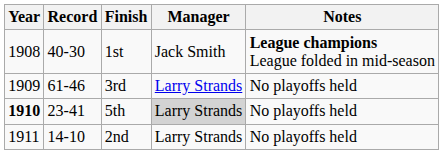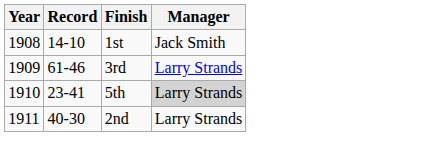- column: (342, 17)
(66, 51) 40-30 -> (66, 42) 14-10
(24, 111) bold -> (24, 93) normal
(66, 136) 14-10 -> (66, 118) 40-30
